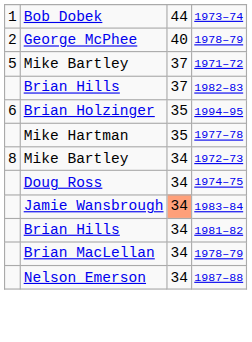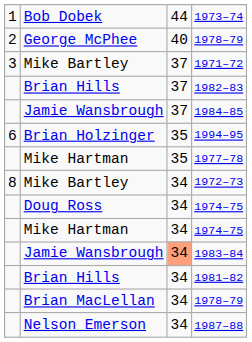(12, 64) 5 -> (12, 64) 3
+ row: (94, 111)
+ row: (76, 230)
